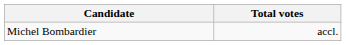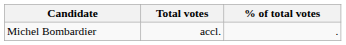+ column: (282, 13)
